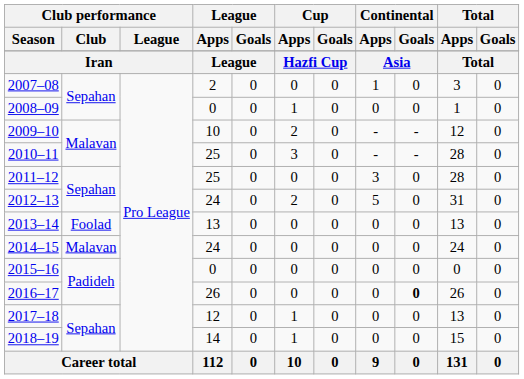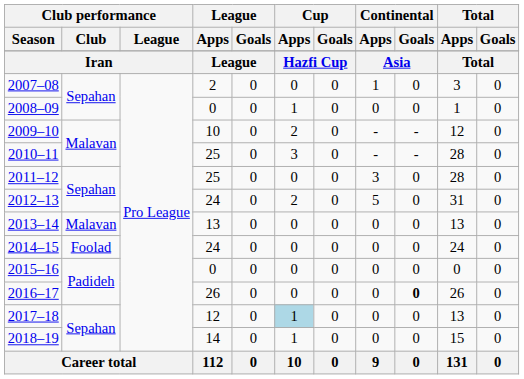(91, 223) Foolad -> (91, 223) Malavan
(91, 246) Malavan -> (91, 246) Foolad
(294, 316) no background -> (294, 316) lightblue background
